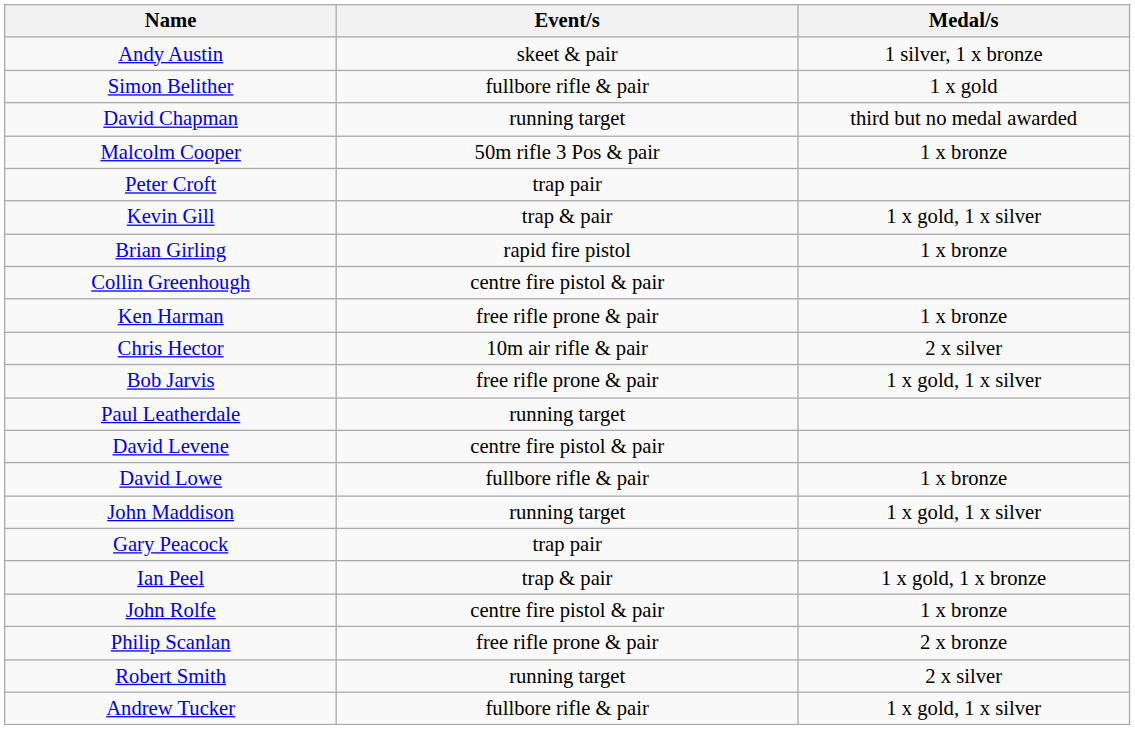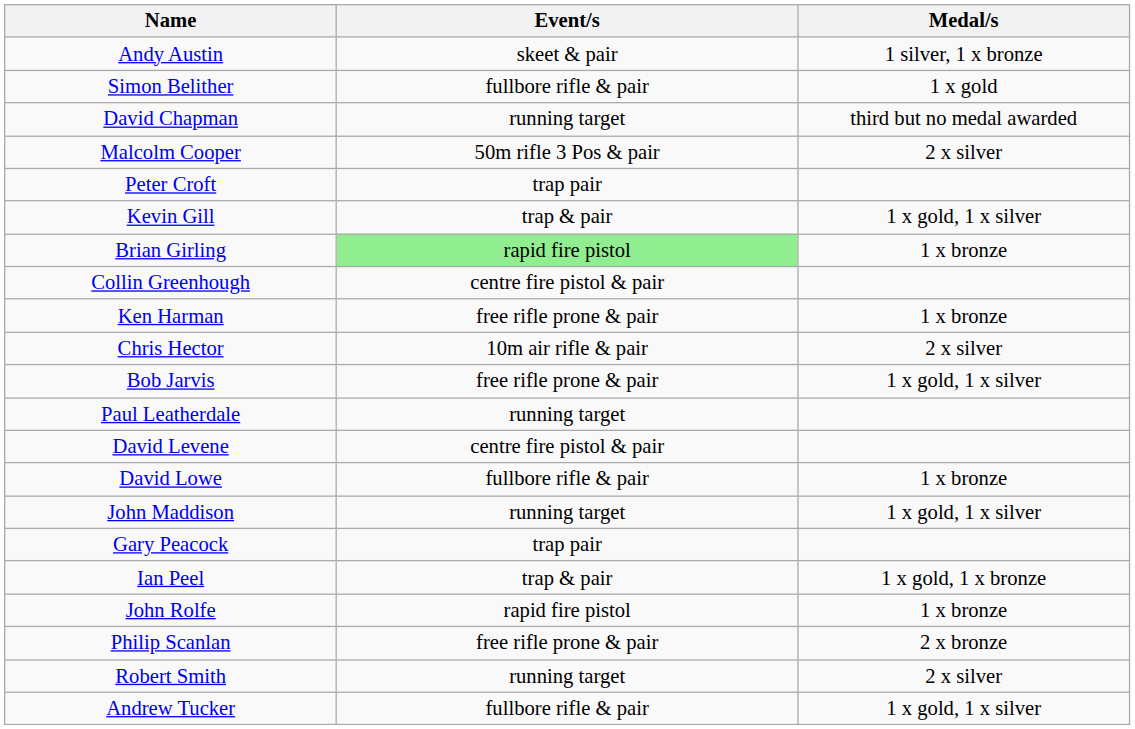(964, 151) 1 x bronze -> (964, 151) 2 x silver
(567, 250) no background -> (567, 250) lightgreen background
(567, 610) centre fire pistol & pair -> (567, 610) rapid fire pistol
